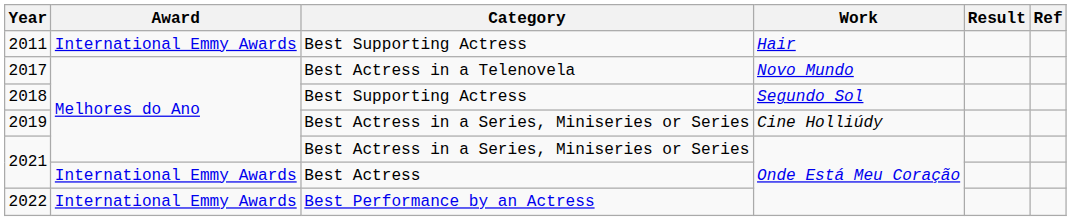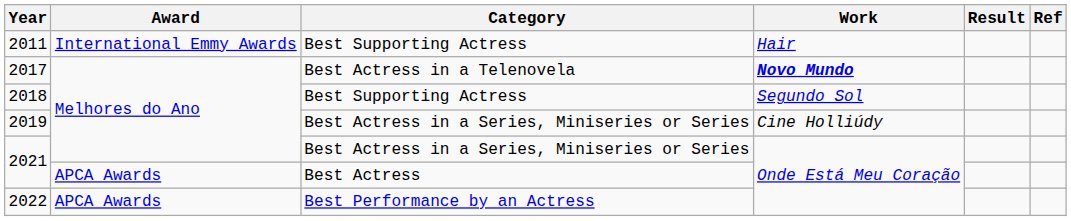(805, 70) normal -> (805, 70) bold
(176, 175) International Emmy Awards -> (108, 175) APCA Awards
(176, 202) International Emmy Awards -> (108, 202) APCA Awards
